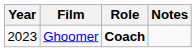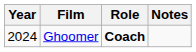(22, 36) 2023 -> (22, 36) 2024
